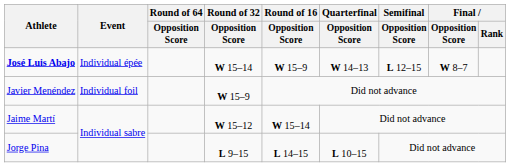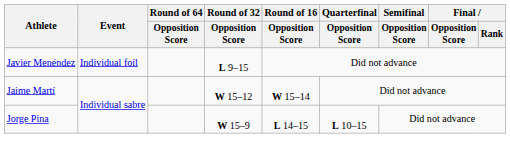- row: (41, 62)
(234, 97) W 15–9 -> (234, 68) L 9–15
(234, 154) L 9–15 -> (234, 125) W 15–9
